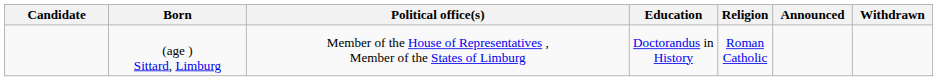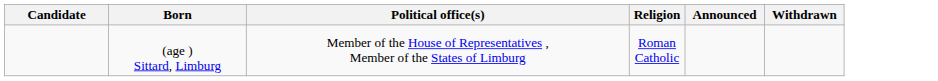- column: (673, 14)
